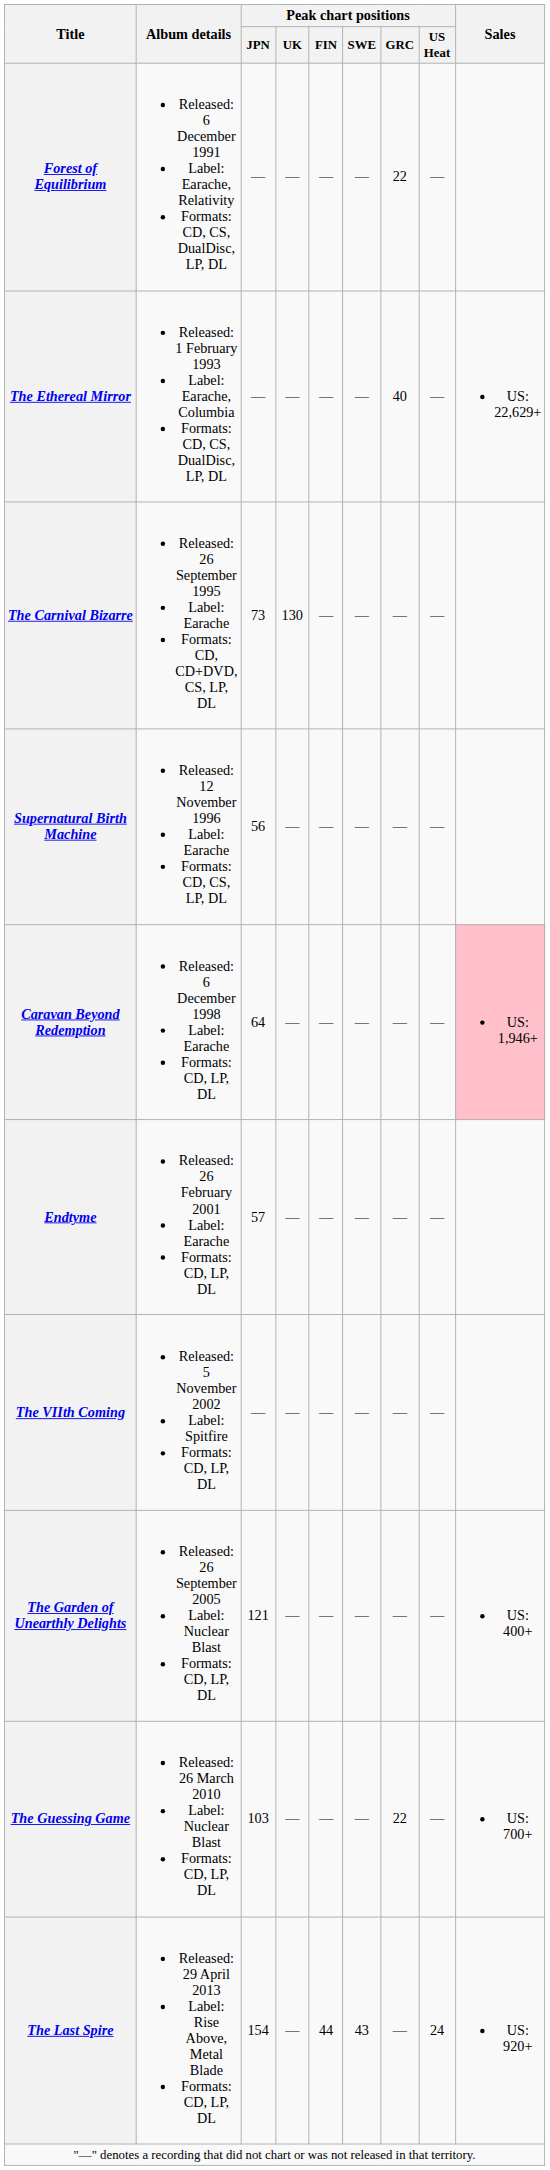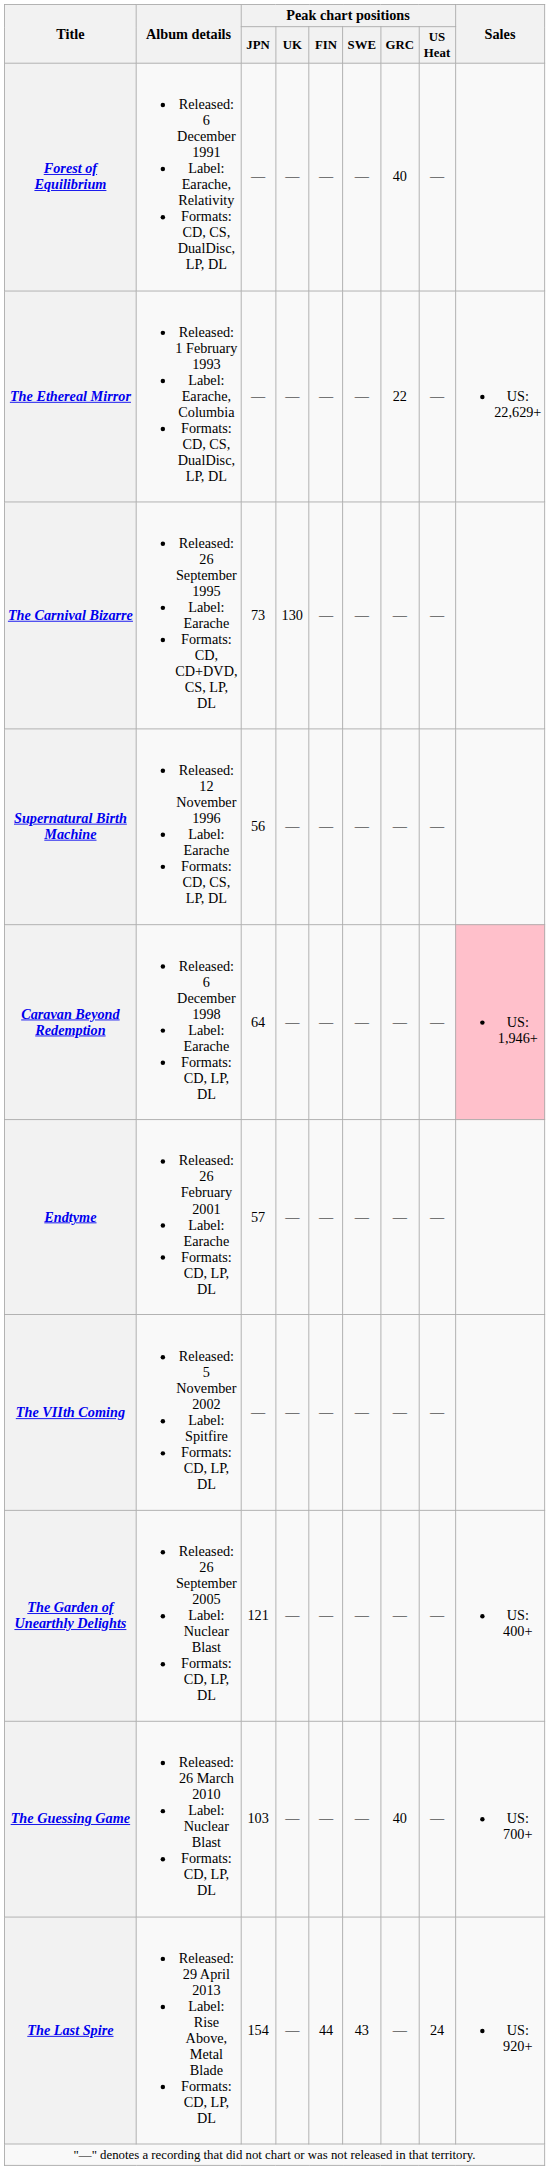(400, 176) 22 -> (400, 176) 40
(400, 396) 40 -> (400, 396) 22
(400, 1819) 22 -> (400, 1819) 40
